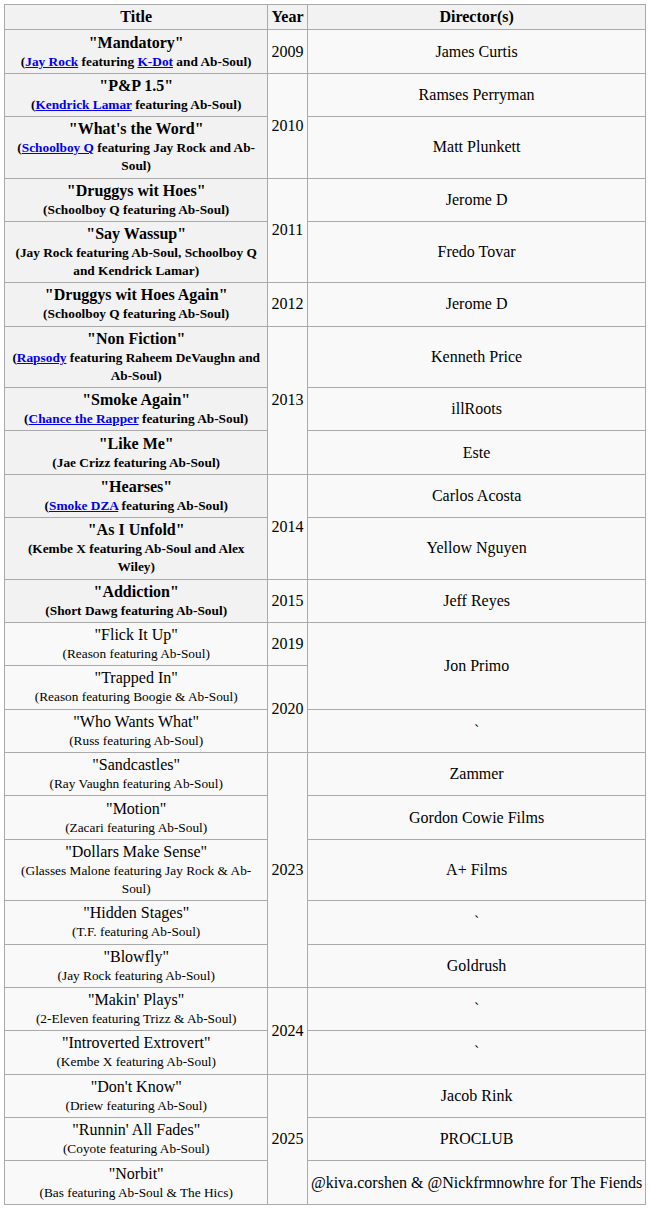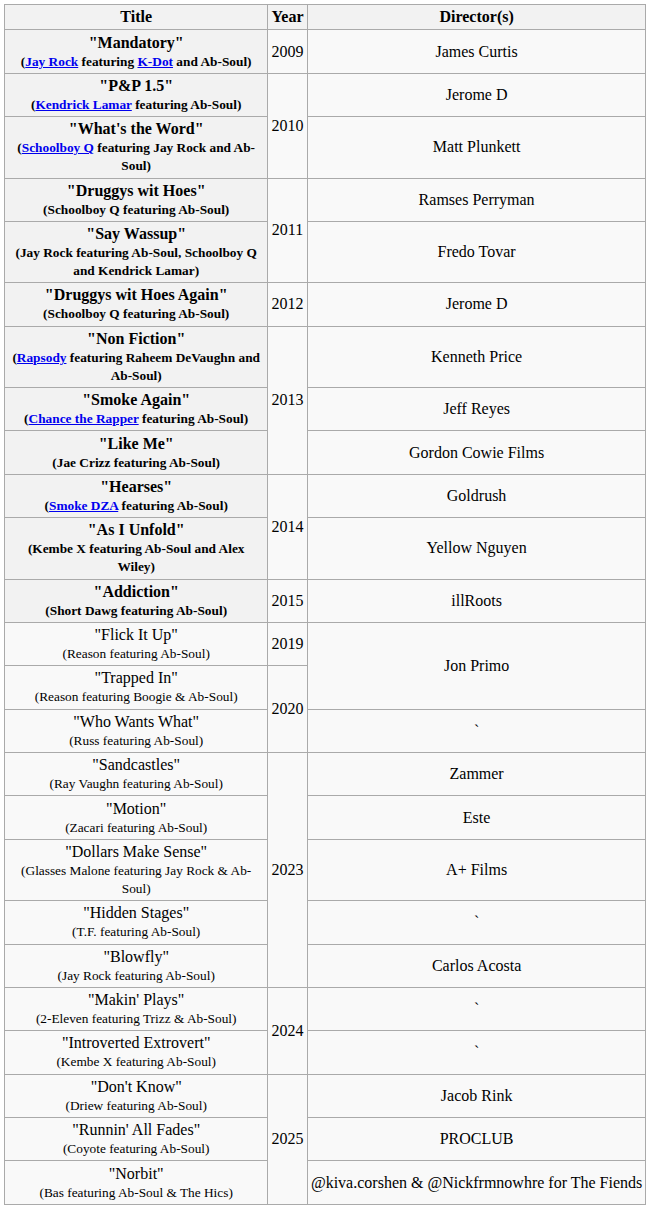(477, 94) Ramses Perryman -> (477, 94) Jerome D
(477, 199) Jerome D -> (477, 199) Ramses Perryman
(477, 409) illRoots -> (477, 409) Jeff Reyes
(477, 452) Este -> (477, 452) Gordon Cowie Films
(477, 495) Carlos Acosta -> (477, 495) Goldrush
(477, 600) Jeff Reyes -> (477, 600) illRoots
(477, 817) Gordon Cowie Films -> (477, 817) Este
(477, 965) Goldrush -> (477, 965) Carlos Acosta
